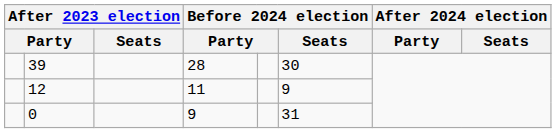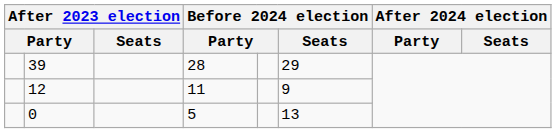(290, 66) 30 -> (290, 66) 29
(192, 115) 9 -> (192, 115) 5
(290, 115) 31 -> (290, 115) 13
